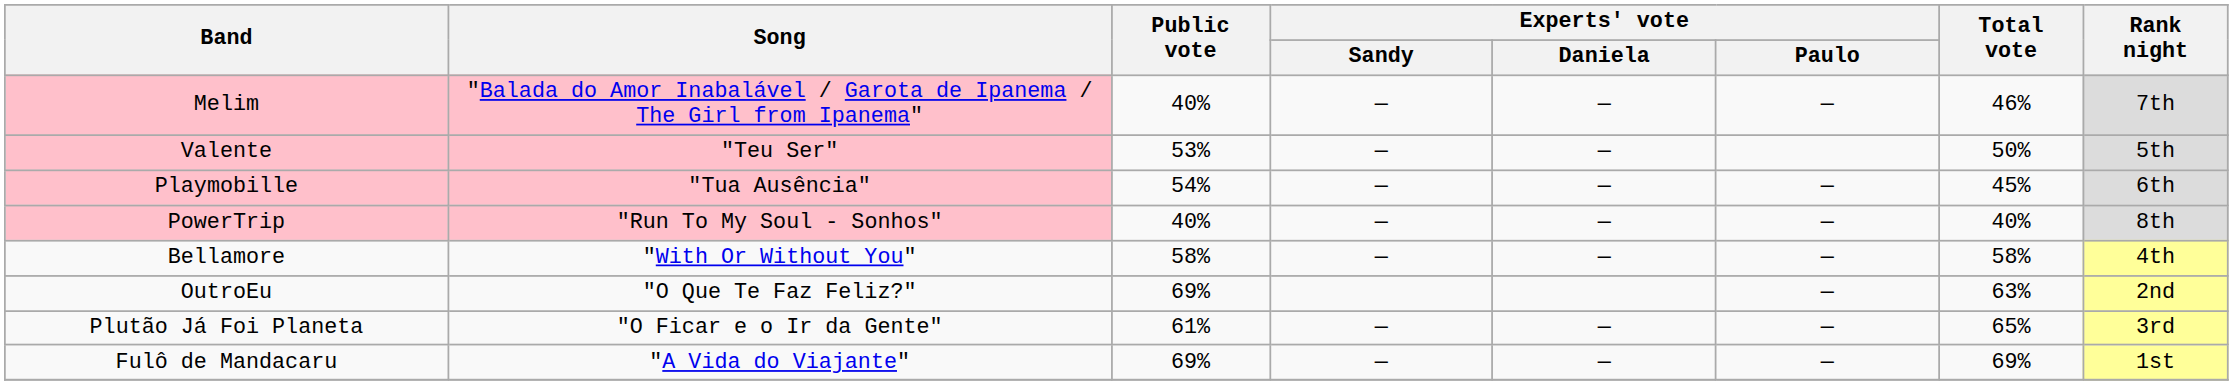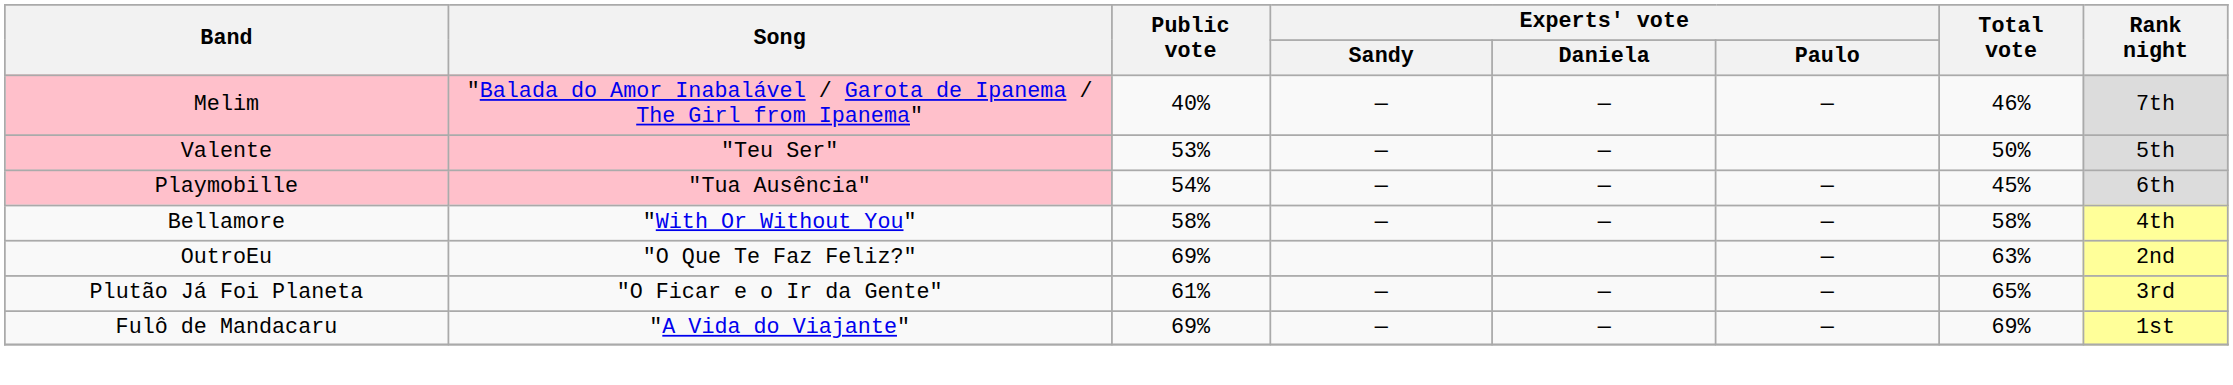- row: (226, 223)
